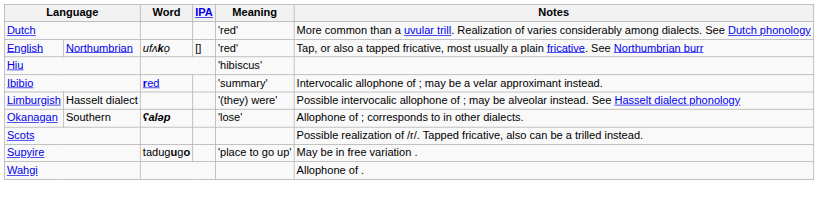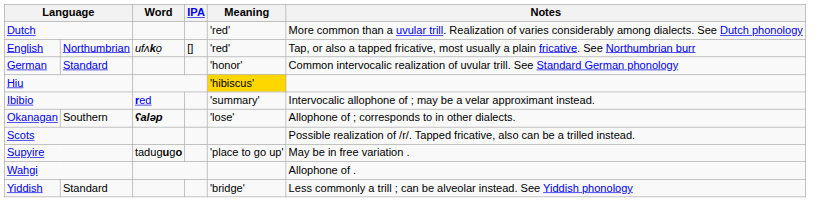+ row: (27, 65)
(240, 65) no background -> (232, 83) gold background
- row: (34, 100)
+ row: (25, 188)
